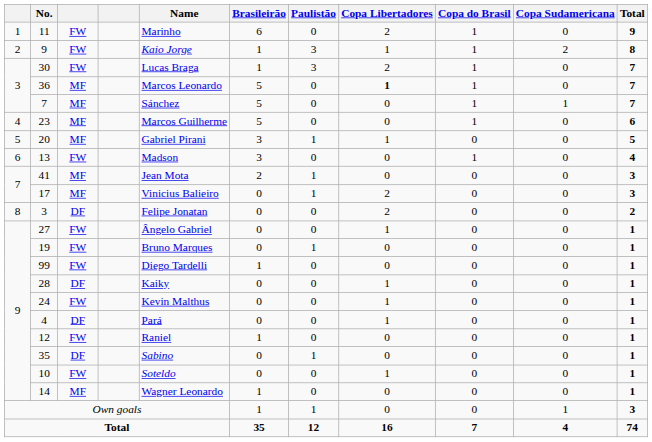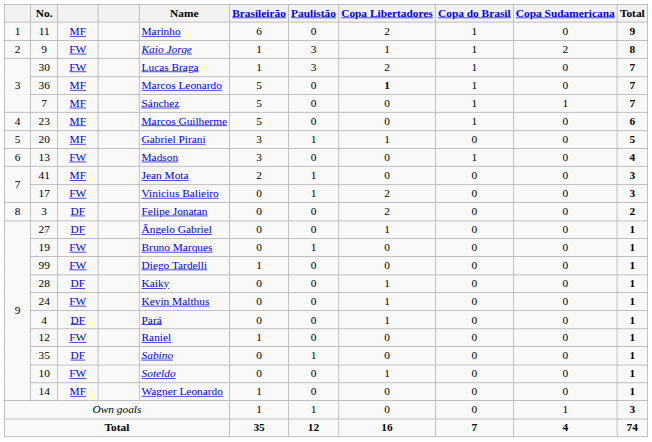(78, 31) FW -> (78, 31) MF
(78, 193) MF -> (78, 193) FW
(78, 229) FW -> (78, 229) DF
